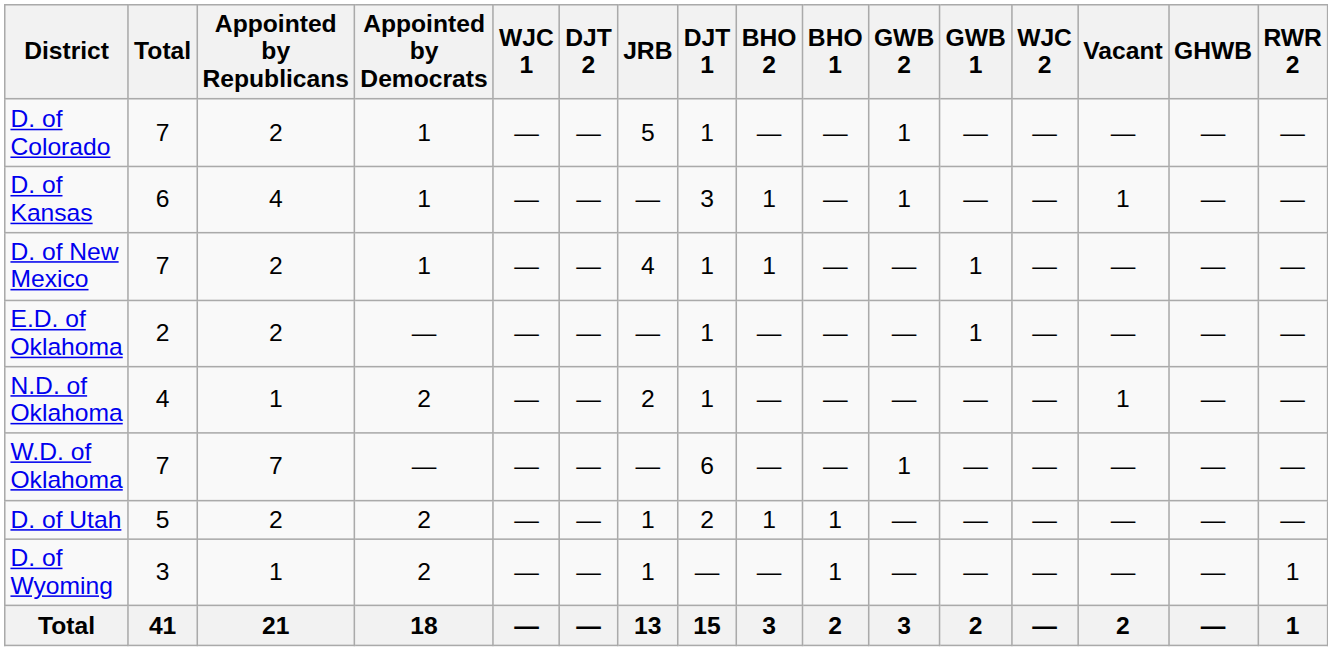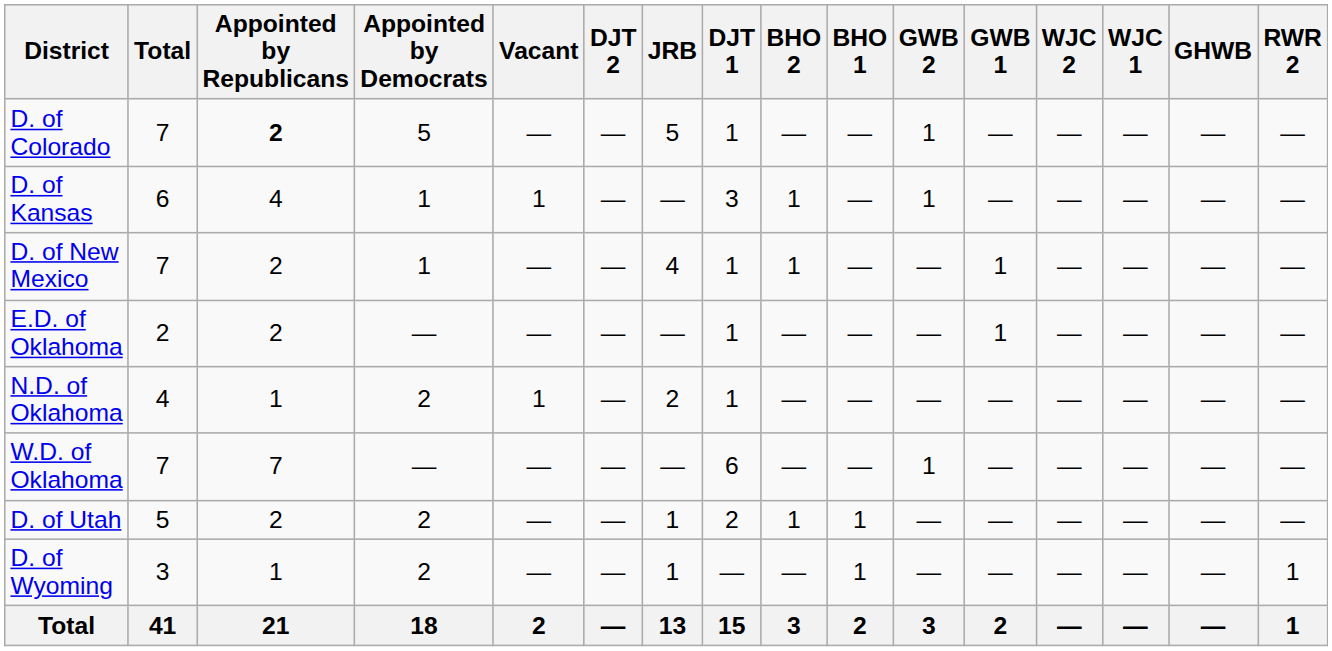columns swapped: (1123, 51) <-> (526, 51)
(276, 132) normal -> (276, 132) bold
(424, 132) 1 -> (424, 132) 5
